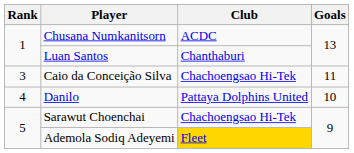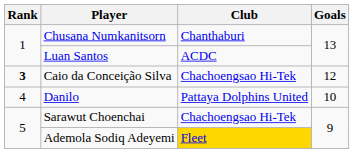(199, 35) ACDC -> (213, 35) Chanthaburi
(213, 55) Chanthaburi -> (199, 55) ACDC
(23, 76) normal -> (23, 76) bold
(330, 76) 11 -> (330, 76) 12
